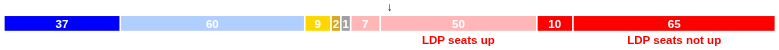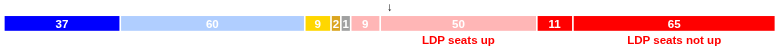(365, 23) 7 -> (365, 23) 9
(555, 23) 10 -> (555, 23) 11
